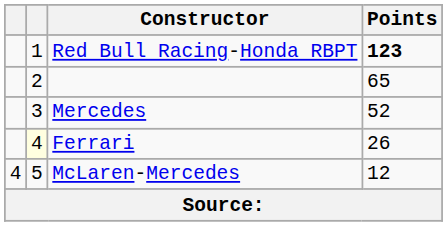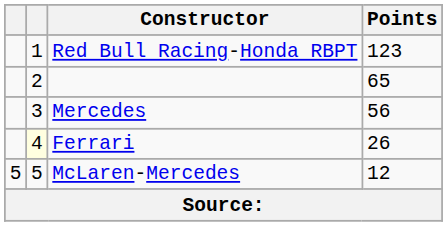(385, 51) bold -> (385, 51) normal
(379, 113) 52 -> (379, 113) 56
(16, 174) 4 -> (16, 174) 5
